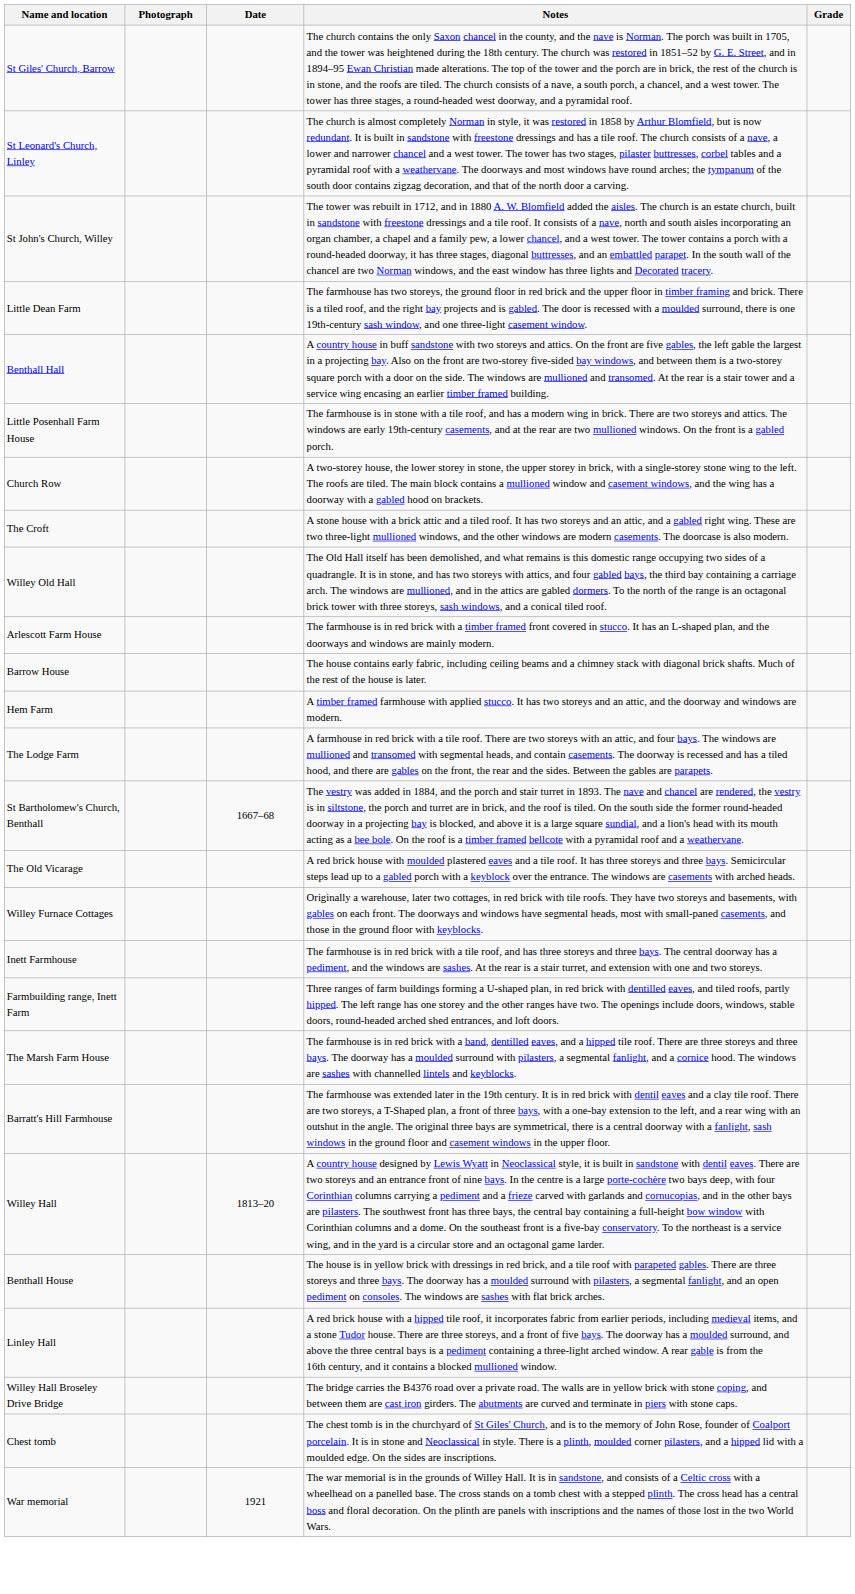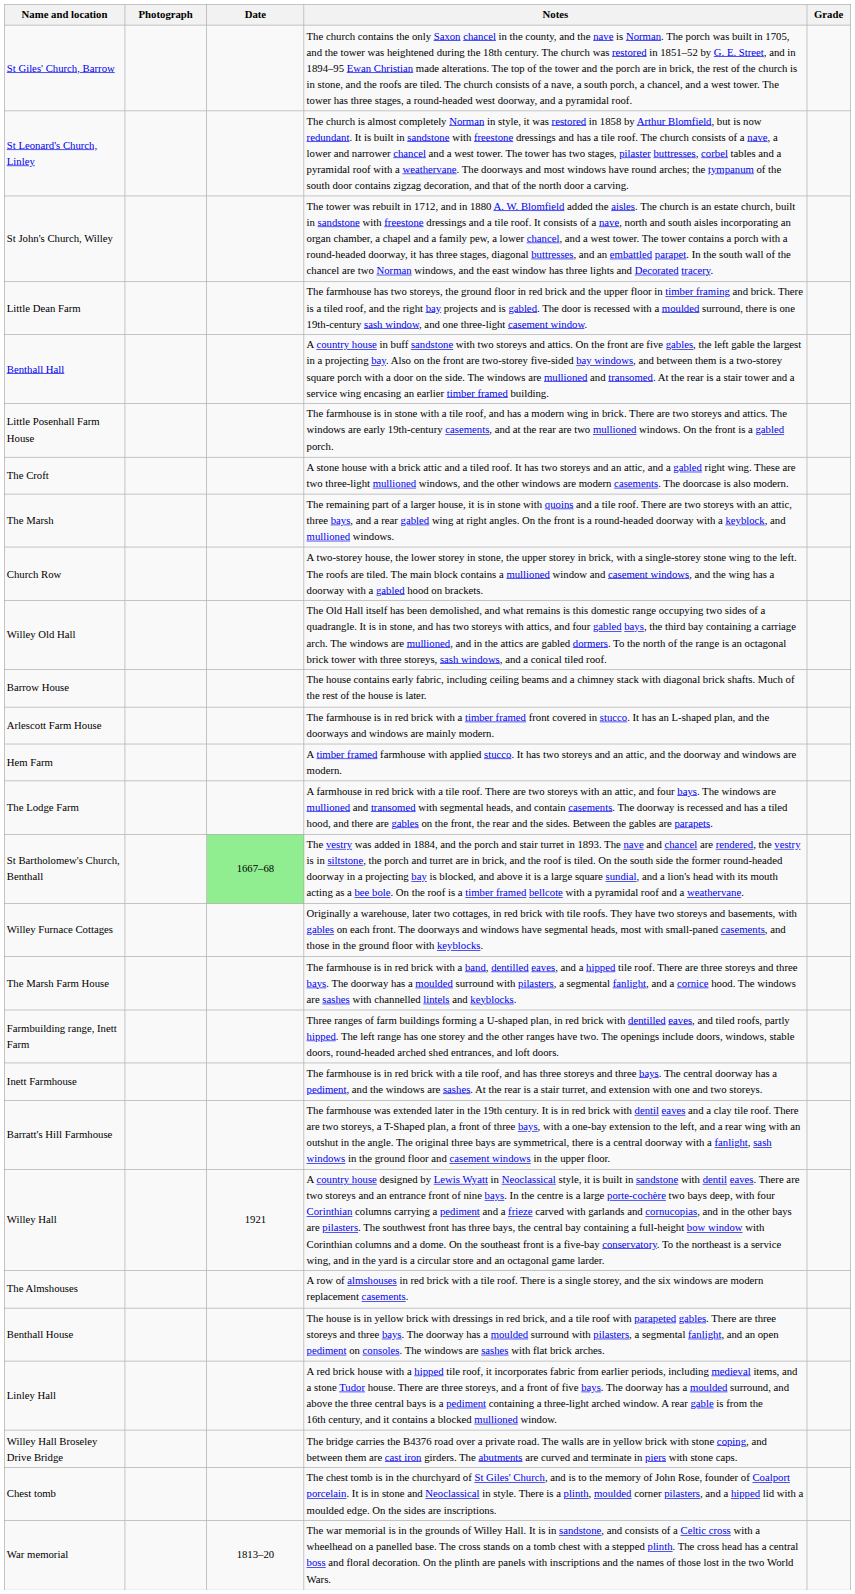rows swapped: (28, 528) <-> (34, 483)
+ row: (30, 520)
rows swapped: (54, 635) <-> (38, 672)
(255, 815) no background -> (255, 869) lightgreen background
- row: (45, 869)
rows swapped: (42, 959) <-> (58, 1057)
(255, 1204) 1813–20 -> (255, 1220) 1921
+ row: (42, 1289)
(255, 1502) 1921 -> (255, 1555) 1813–20
